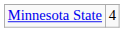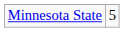(112, 16) 4 -> (112, 16) 5
